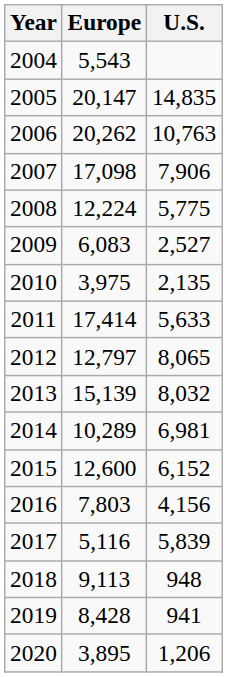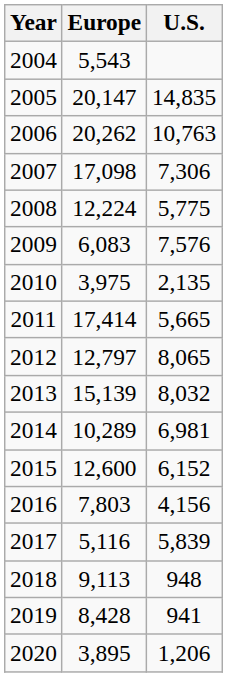(184, 171) 7,906 -> (184, 171) 7,306
(184, 245) 2,527 -> (184, 245) 7,576
(184, 319) 5,633 -> (184, 319) 5,665
